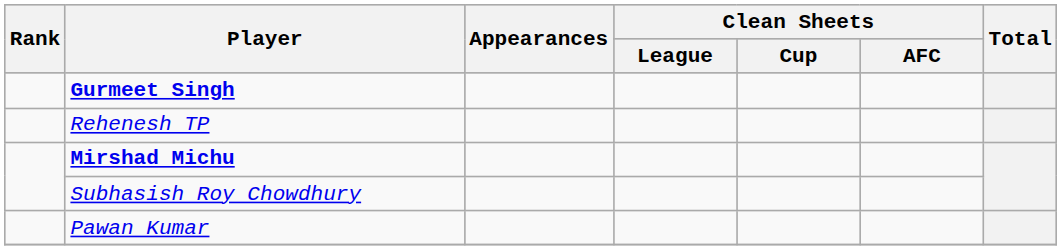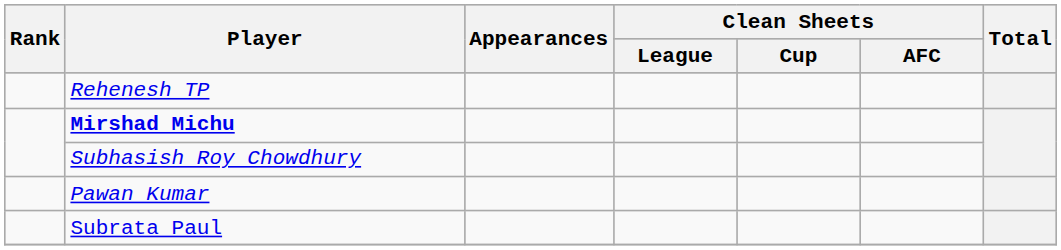- row: (153, 91)
+ row: (146, 228)
